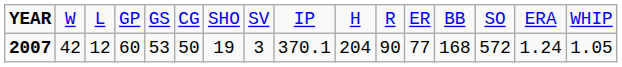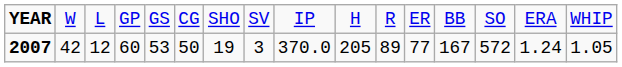(304, 48) 370.1 -> (304, 48) 370.0
(355, 48) 204 -> (355, 48) 205
(390, 48) 90 -> (390, 48) 89
(455, 48) 168 -> (455, 48) 167
